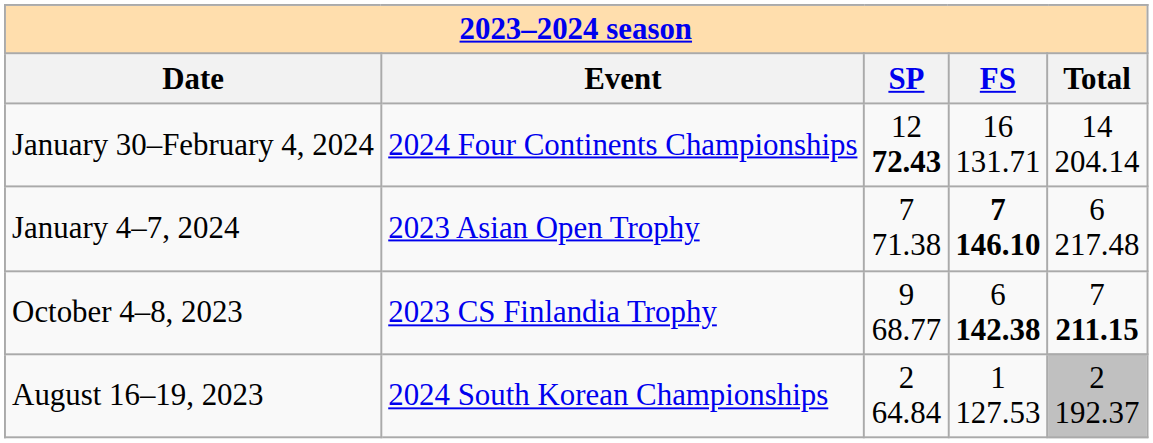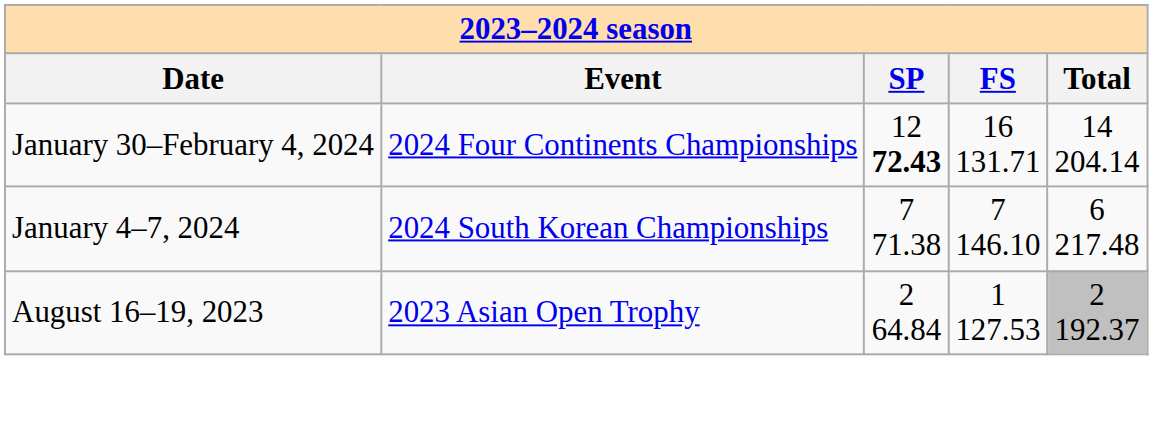(544, 228) 2023 Asian Open Trophy -> (608, 228) 2024 South Korean Championships
(998, 228) bold -> (998, 228) normal
- row: (127, 311)
(608, 395) 2024 South Korean Championships -> (544, 311) 2023 Asian Open Trophy
